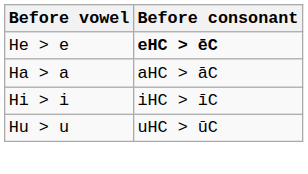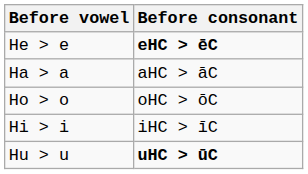+ row: (39, 100)
(178, 128) normal -> (178, 155) bold
